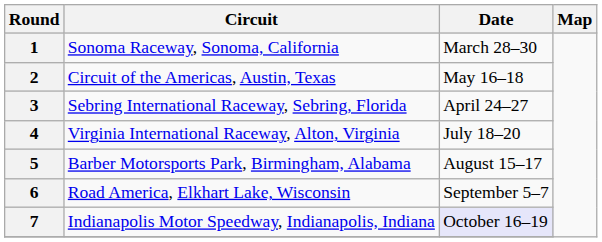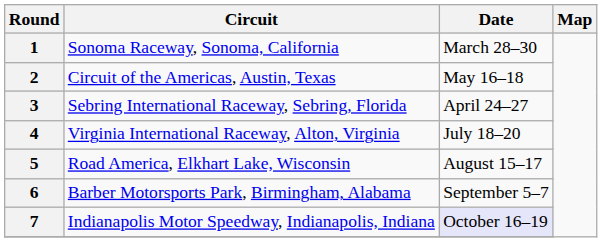(239, 163) Barber Motorsports Park, Birmingham, Alabama -> (209, 163) Road America, Elkhart Lake, Wisconsin
(209, 192) Road America, Elkhart Lake, Wisconsin -> (239, 192) Barber Motorsports Park, Birmingham, Alabama
